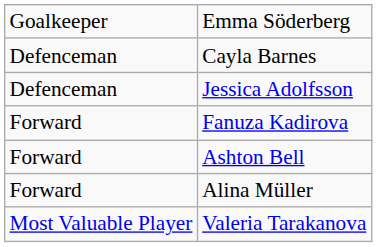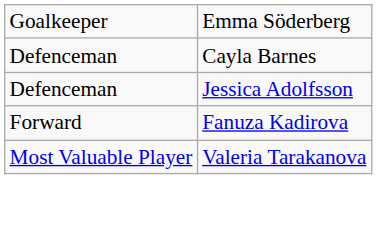- row: (253, 156)
- row: (257, 190)
